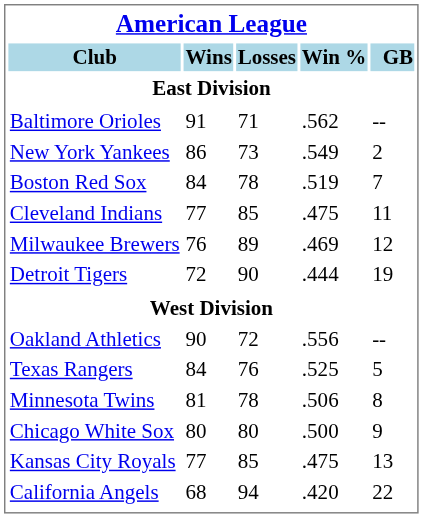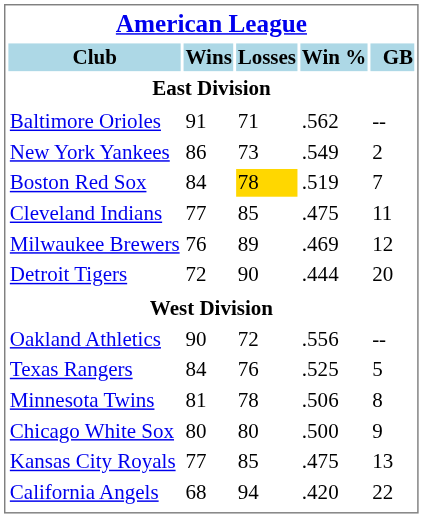(248, 182) no background -> (248, 182) gold background
(383, 274) 19 -> (383, 274) 20
